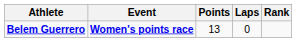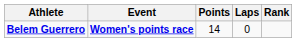(214, 29) 13 -> (214, 29) 14
